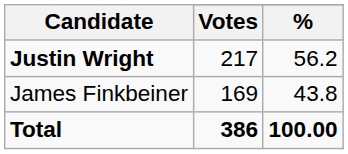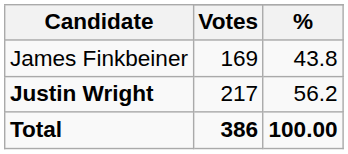rows swapped: (82, 58) <-> (99, 93)
